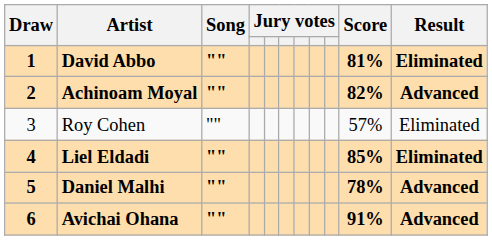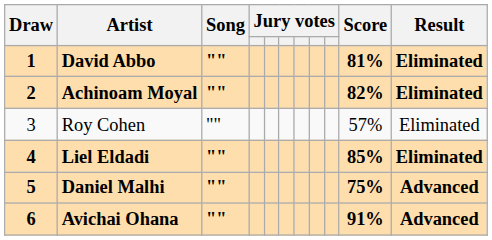(439, 93) Advanced -> (439, 93) Eliminated
(365, 188) 78% -> (365, 188) 75%
